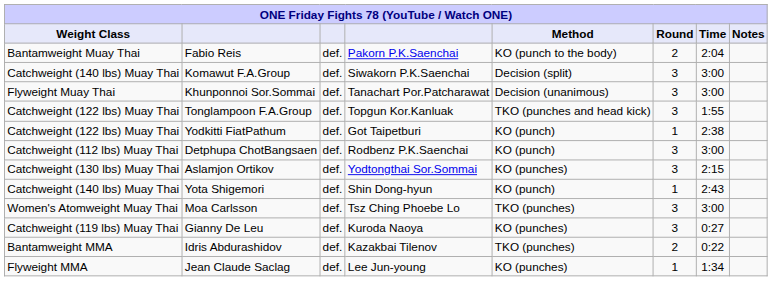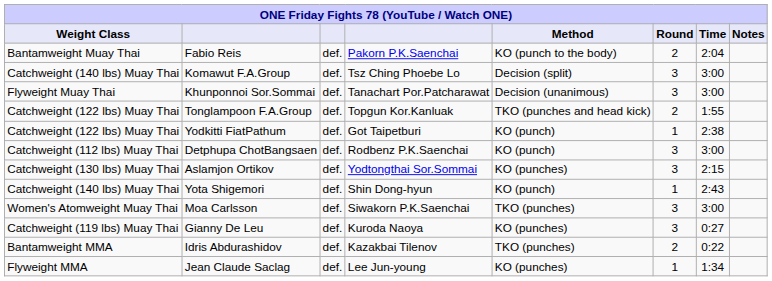(409, 72) Siwakorn P.K.Saenchai -> (404, 72) Tsz Ching Phoebe Lo
(675, 111) 3 -> (675, 111) 2
(404, 208) Tsz Ching Phoebe Lo -> (409, 208) Siwakorn P.K.Saenchai
